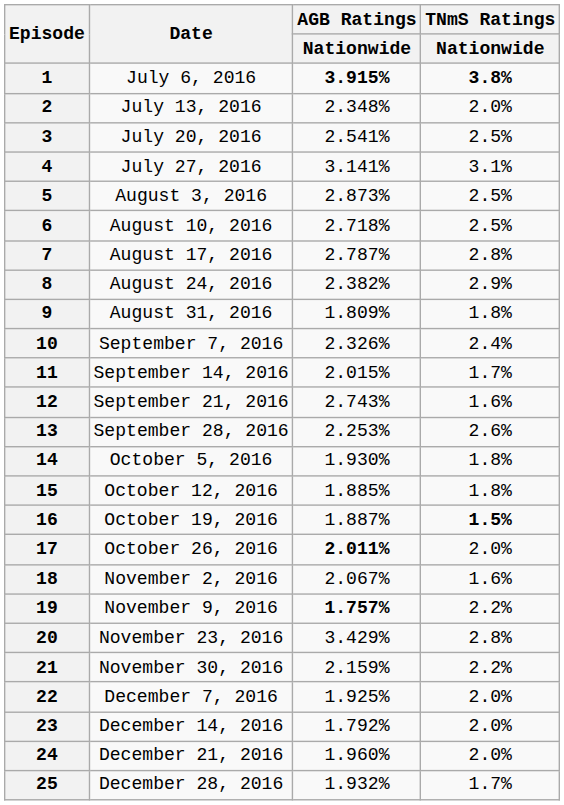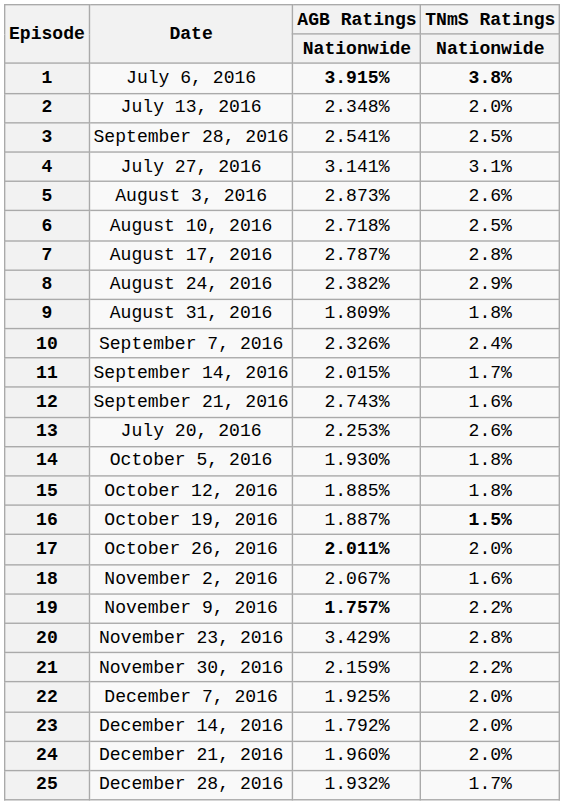(191, 137) July 20, 2016 -> (191, 137) September 28, 2016
(490, 196) 2.5% -> (490, 196) 2.6%
(191, 432) September 28, 2016 -> (191, 432) July 20, 2016
